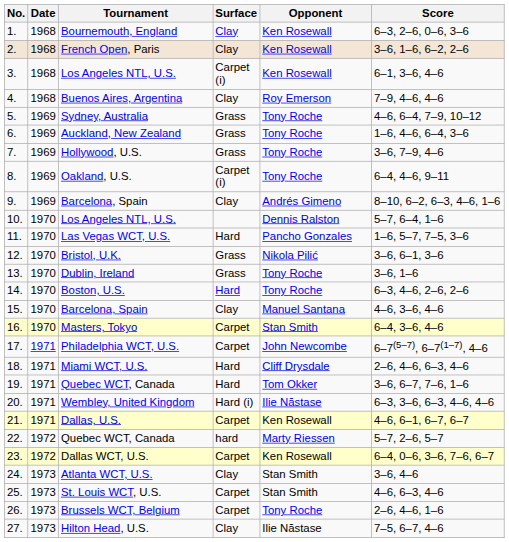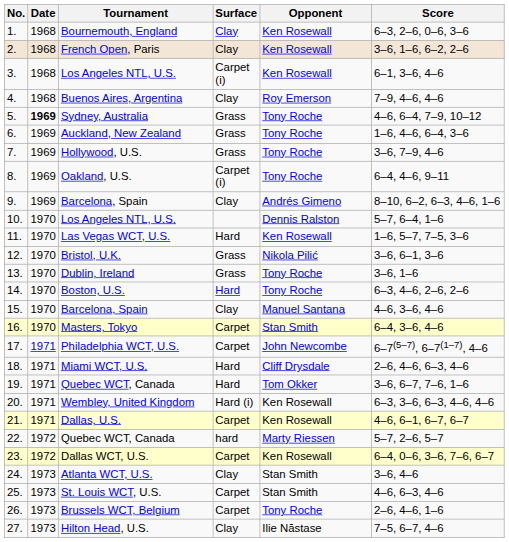(43, 116) normal -> (43, 116) bold
(307, 237) Pancho Gonzales -> (297, 237) Ken Rosewall
(292, 402) Ilie Năstase -> (297, 402) Ken Rosewall
